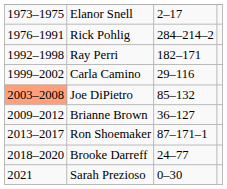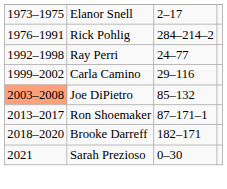(179, 54) 182–171 -> (173, 54) 24–77
- row: (109, 114)
(173, 154) 24–77 -> (179, 134) 182–171
